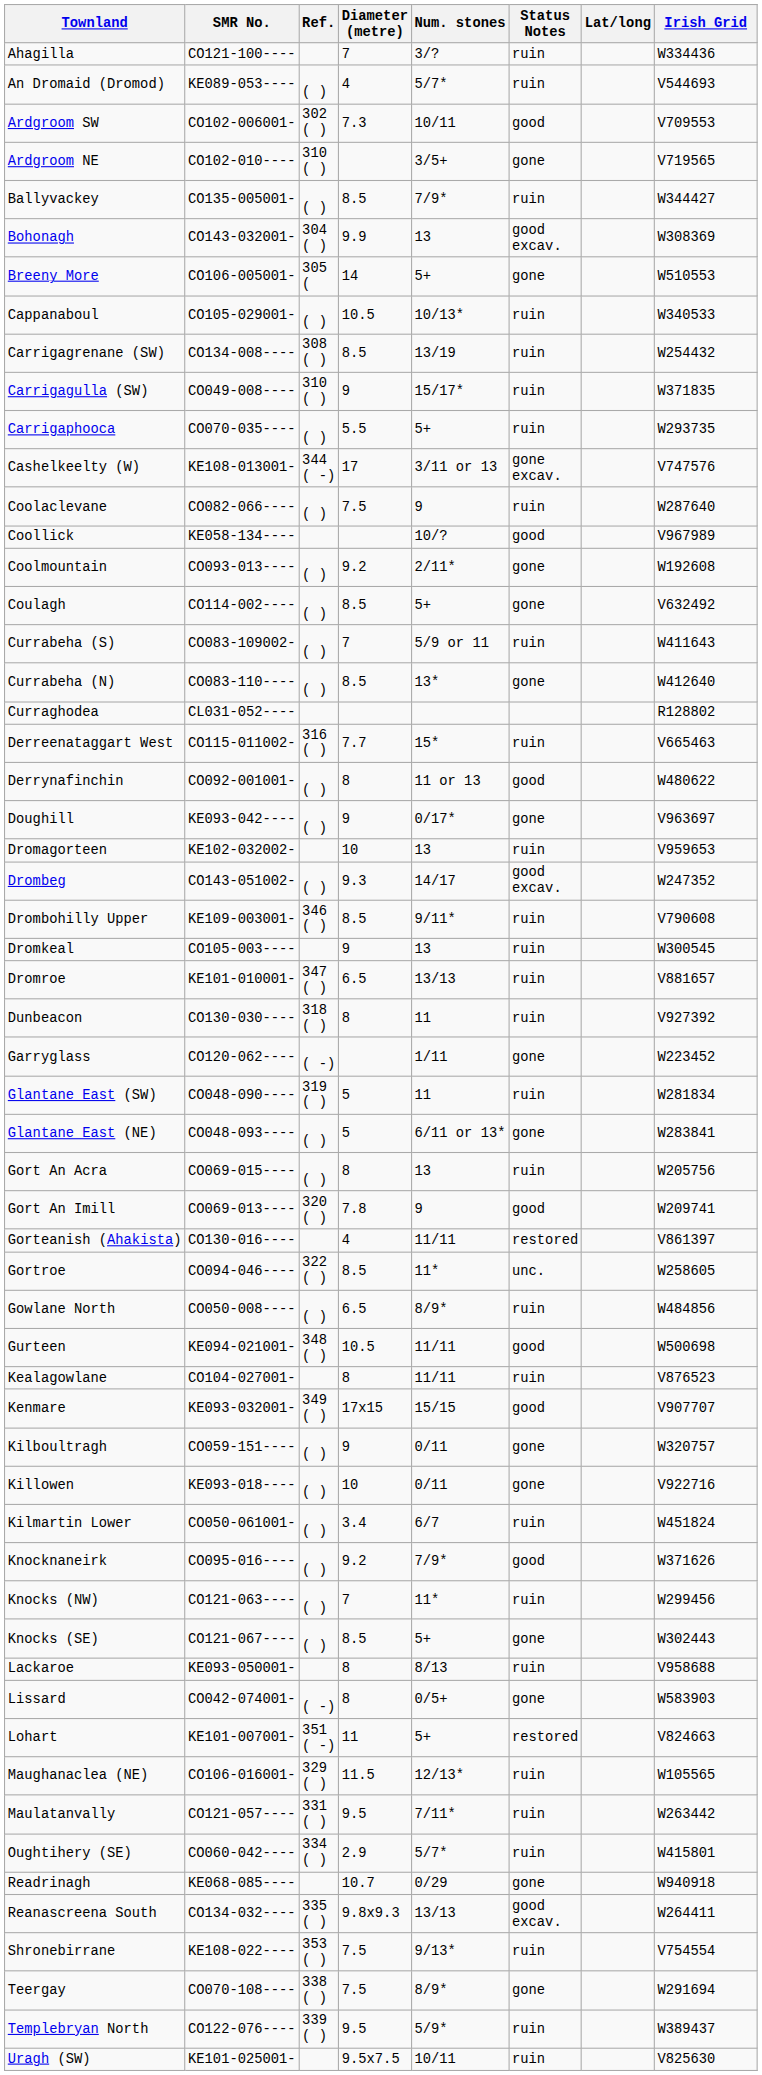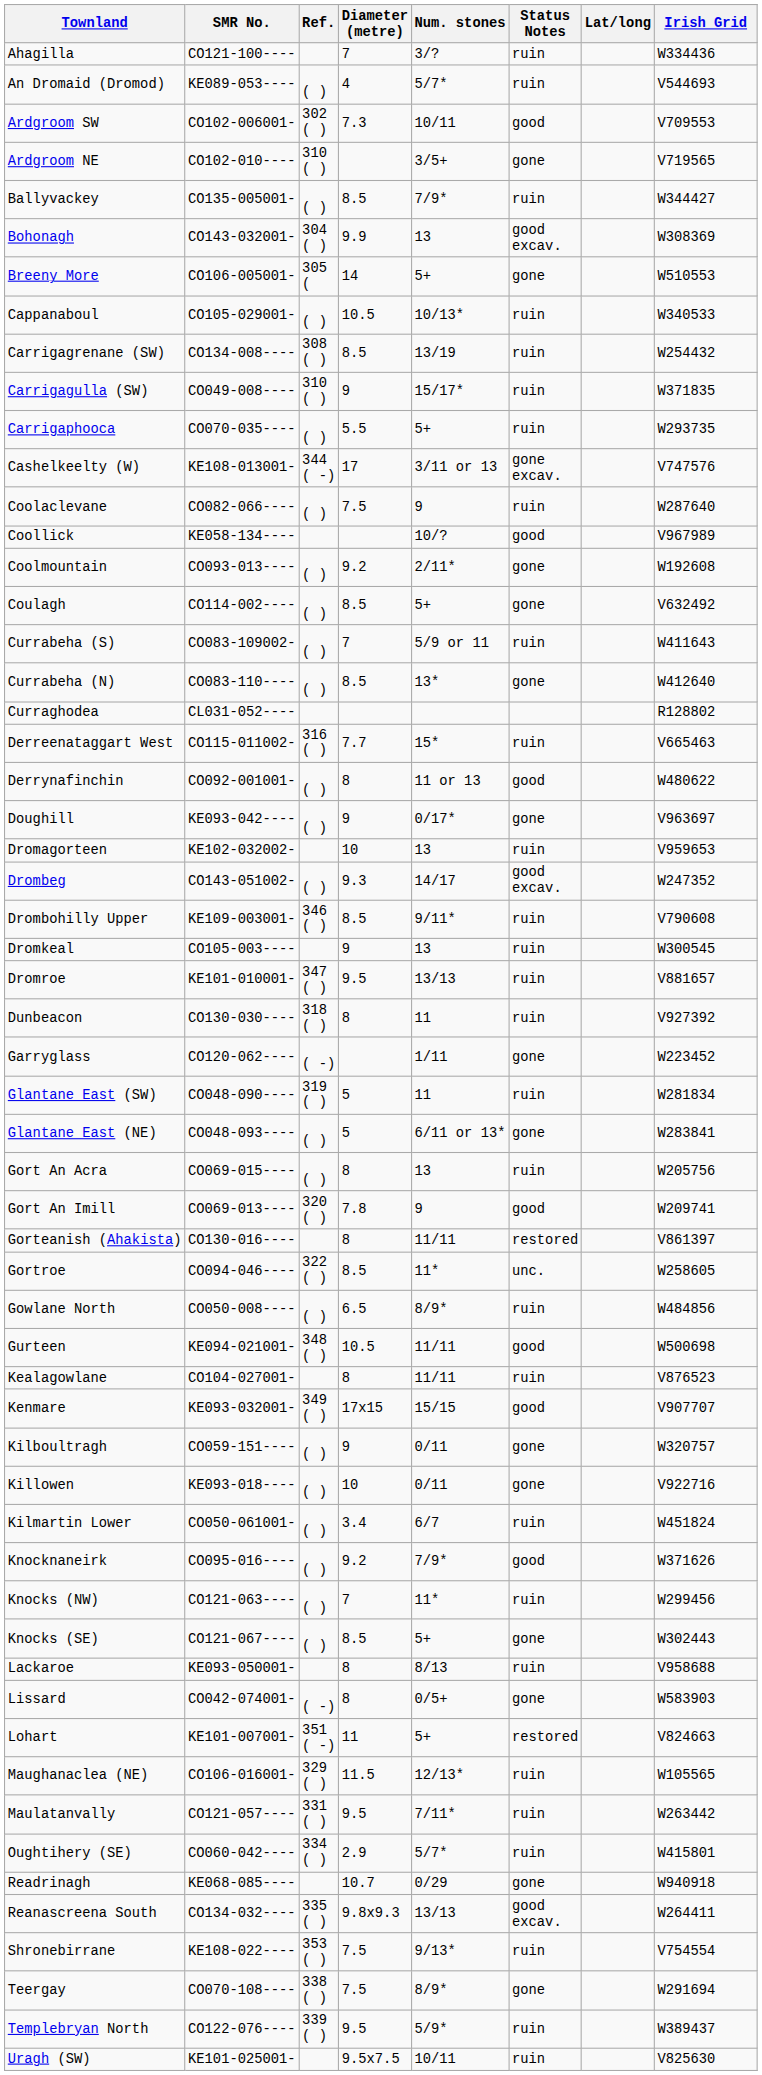(354, 980) 6.5 -> (354, 980) 9.5
(346, 1240) 4 -> (346, 1240) 8
